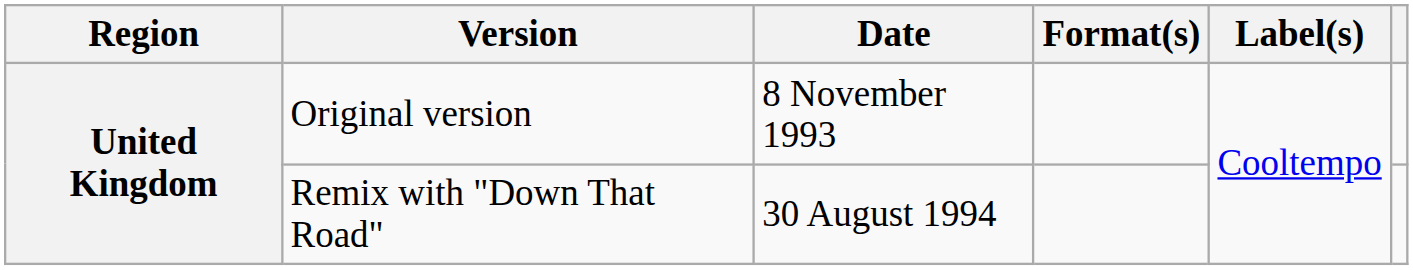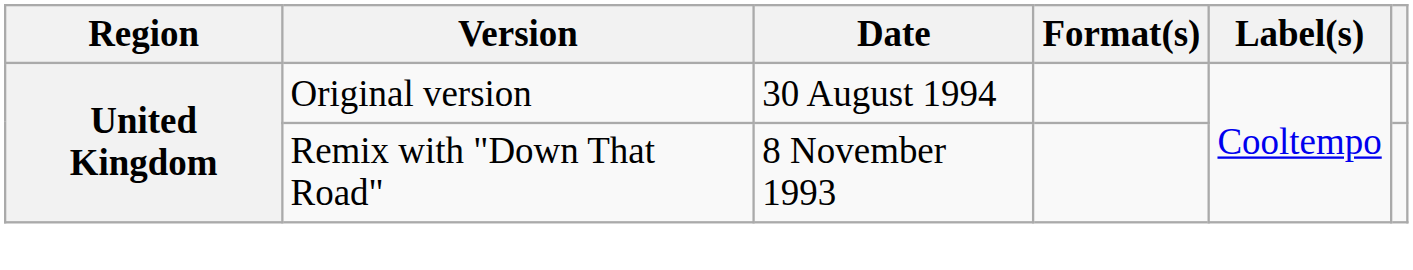(854, 113) 8 November 1993 -> (879, 92) 30 August 1994
(879, 213) 30 August 1994 -> (854, 171) 8 November 1993
